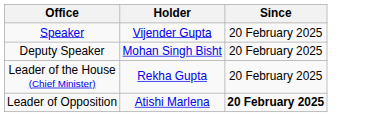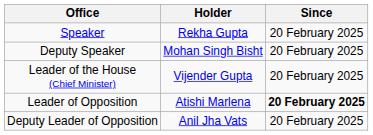(172, 32) Vijender Gupta -> (213, 32) Rekha Gupta
(172, 76) Rekha Gupta -> (213, 76) Vijender Gupta
+ row: (82, 121)
